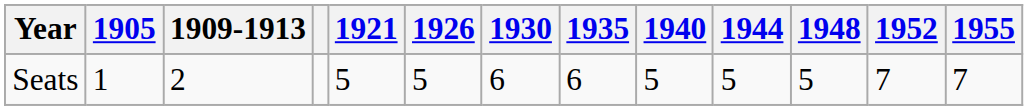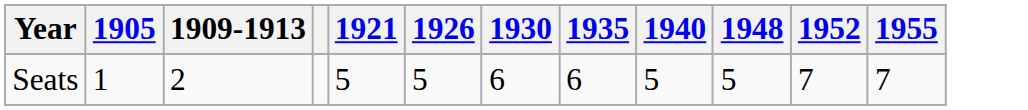- column: (752, 29)
